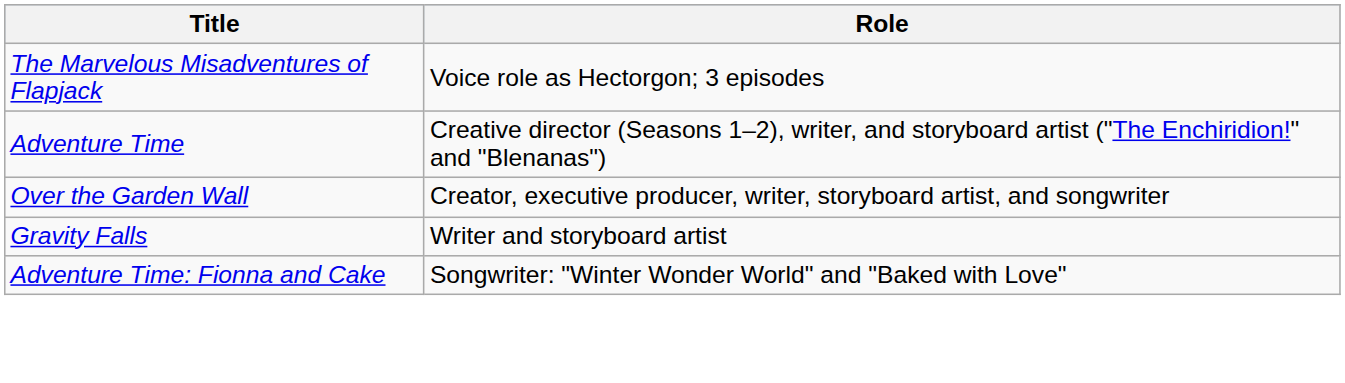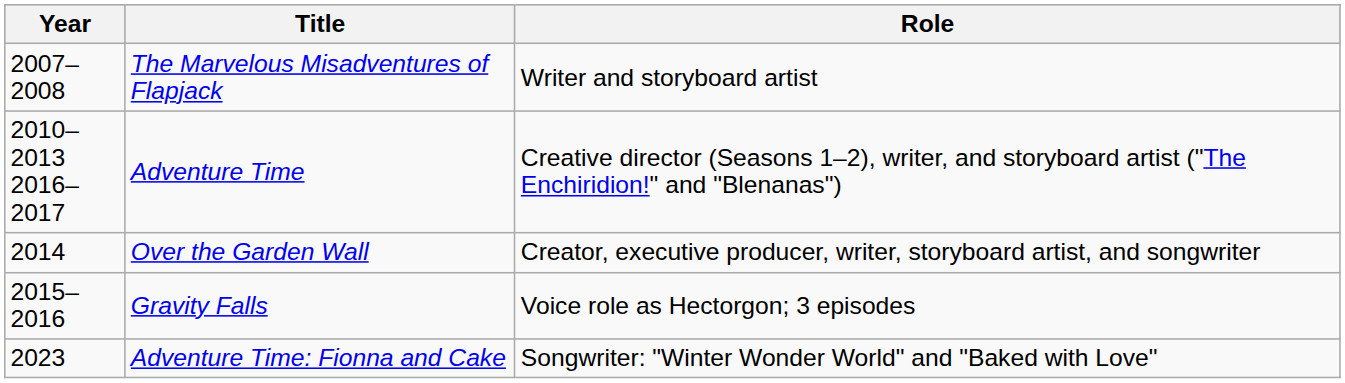+ column: (65, 24)
(627, 76) Voice role as Hectorgon; 3 episodes -> (669, 76) Writer and storyboard artist
(578, 235) Writer and storyboard artist -> (718, 305) Voice role as Hectorgon; 3 episodes
